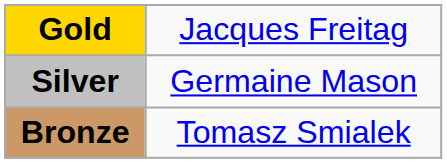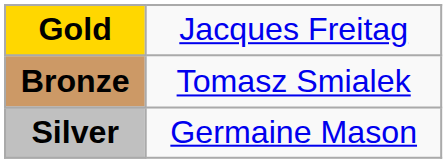rows swapped: (75, 81) <-> (75, 132)
